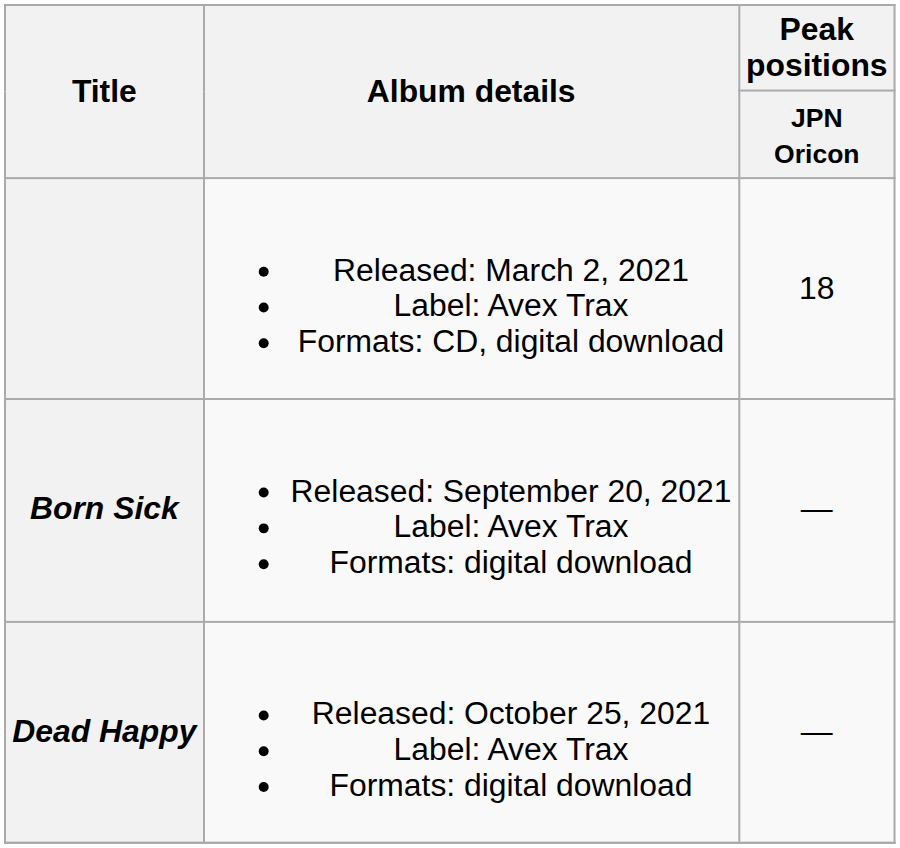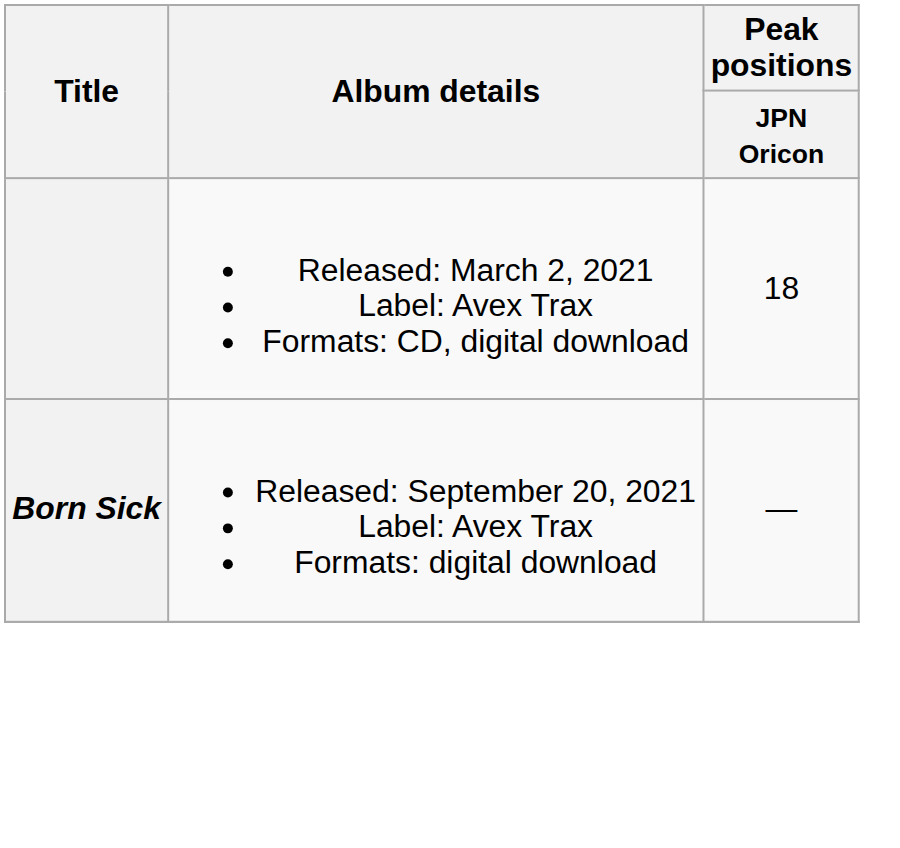- row: (104, 731)
